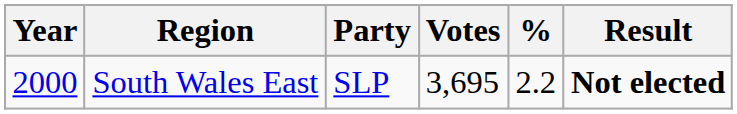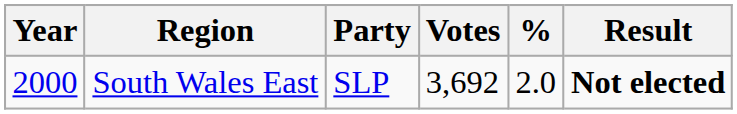(462, 81) 3,695 -> (462, 81) 3,692
(536, 81) 2.2 -> (536, 81) 2.0
